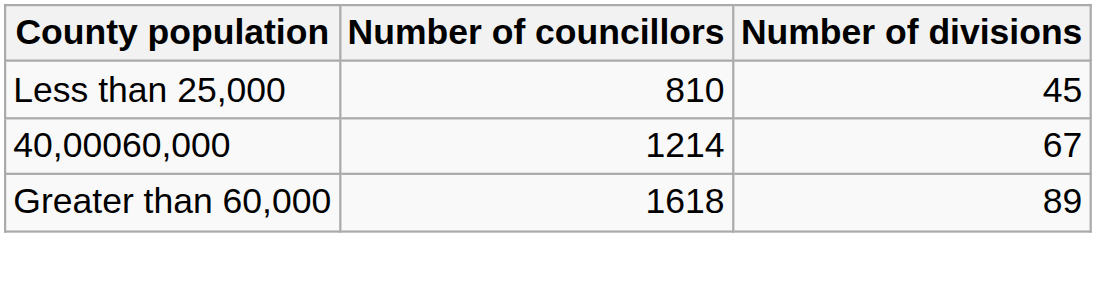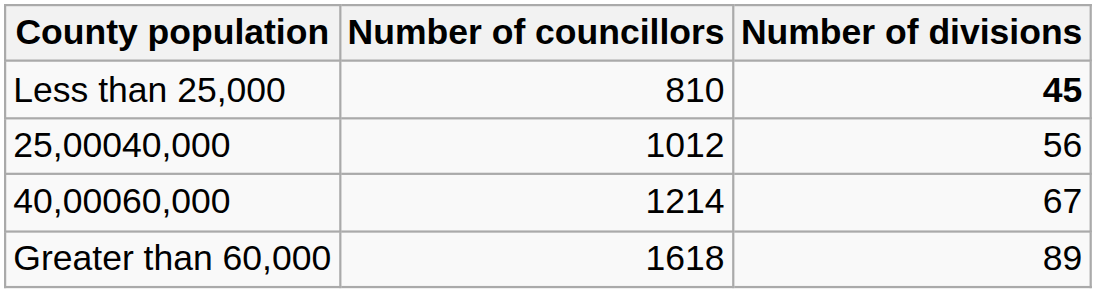(1063, 88) normal -> (1063, 88) bold
+ row: (122, 145)
